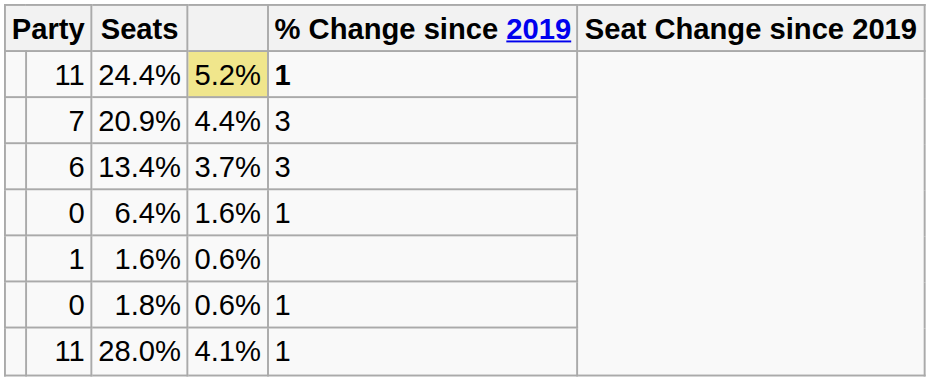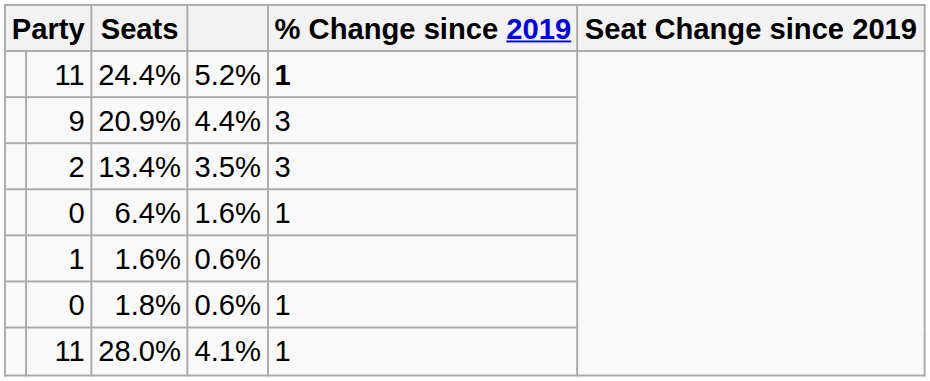(228, 74) khaki background -> (228, 74) no background
(77, 121) 7 -> (77, 121) 9
(77, 167) 6 -> (77, 167) 2
(228, 167) 3.7% -> (228, 167) 3.5%
